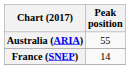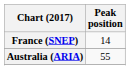rows swapped: (45, 40) <-> (45, 56)
